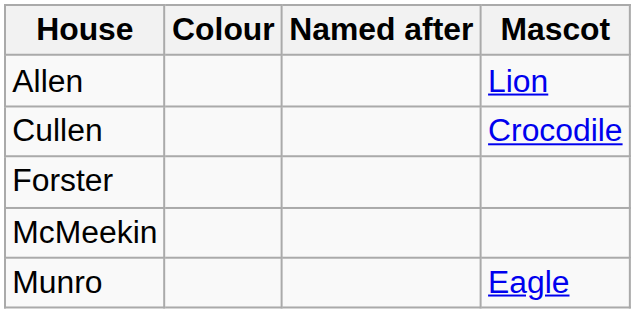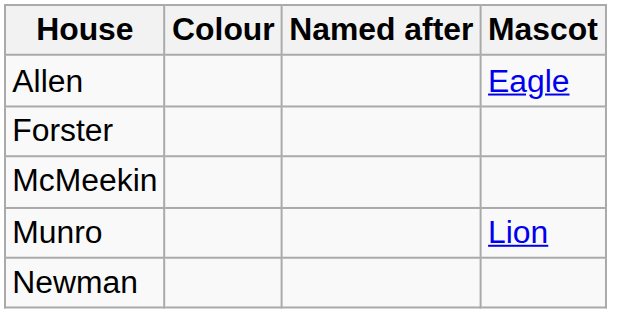(518, 80) Lion -> (529, 80) Eagle
- row: (57, 130)
(529, 282) Eagle -> (518, 231) Lion
+ row: (75, 282)
